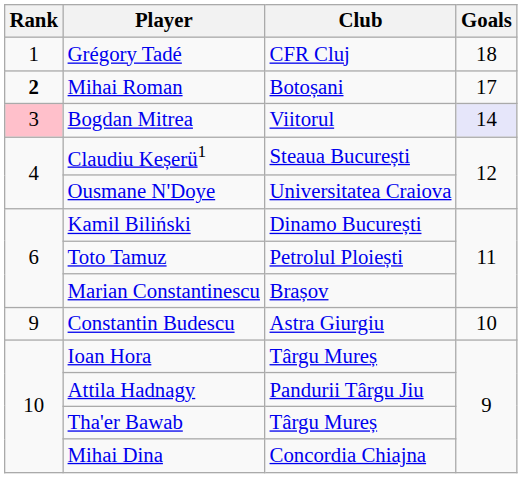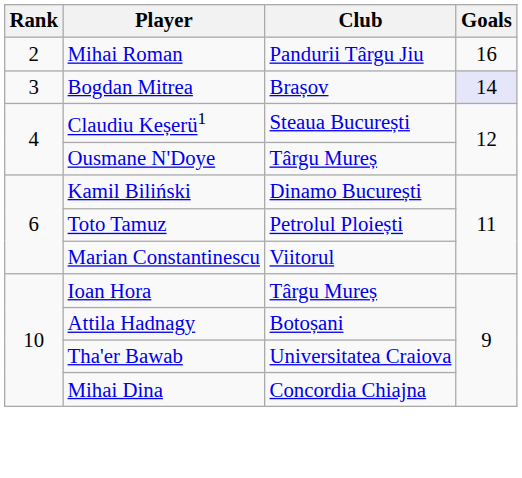- row: (125, 53)
(34, 86) bold -> (34, 53) normal
(307, 86) Botoșani -> (347, 53) Pandurii Târgu Jiu
(487, 86) 17 -> (487, 53) 16
(34, 119) pink background -> (34, 86) no background
(302, 119) Viitorul -> (299, 86) Brașov
(361, 191) Universitatea Craiova -> (323, 158) Târgu Mureș
(299, 290) Brașov -> (302, 257) Viitorul
- row: (151, 323)
(347, 389) Pandurii Târgu Jiu -> (307, 323) Botoșani
(323, 422) Târgu Mureș -> (361, 356) Universitatea Craiova
